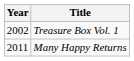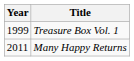(18, 30) 2002 -> (18, 30) 1999
